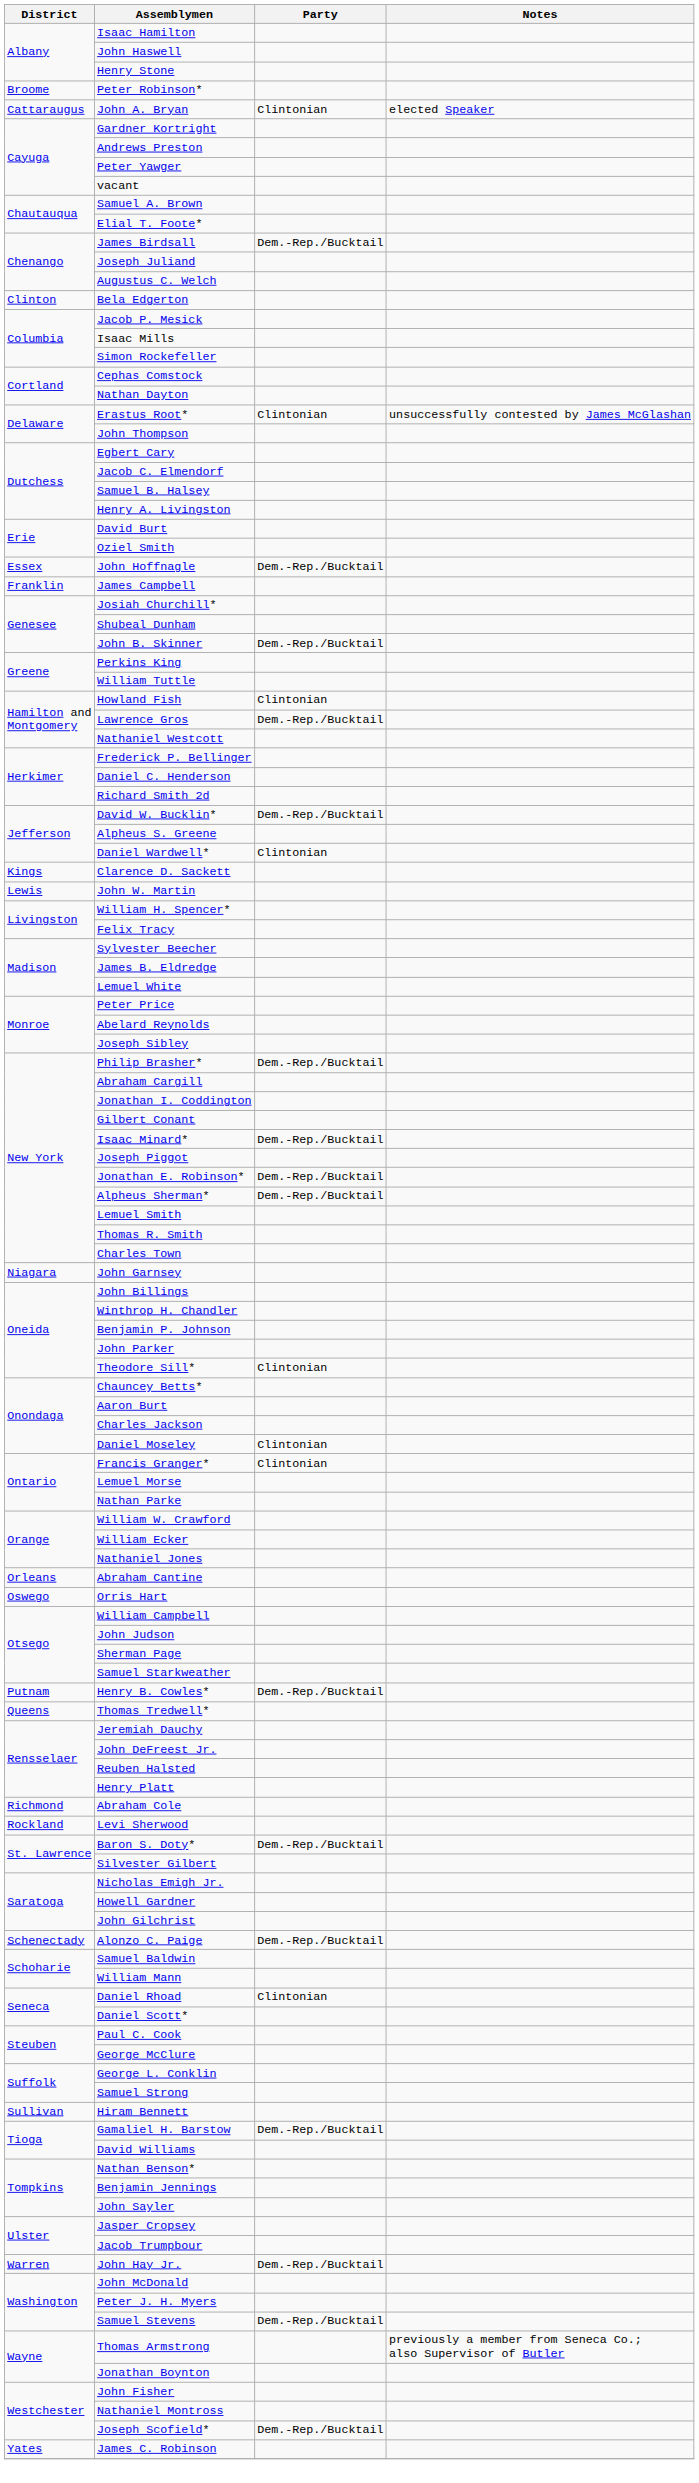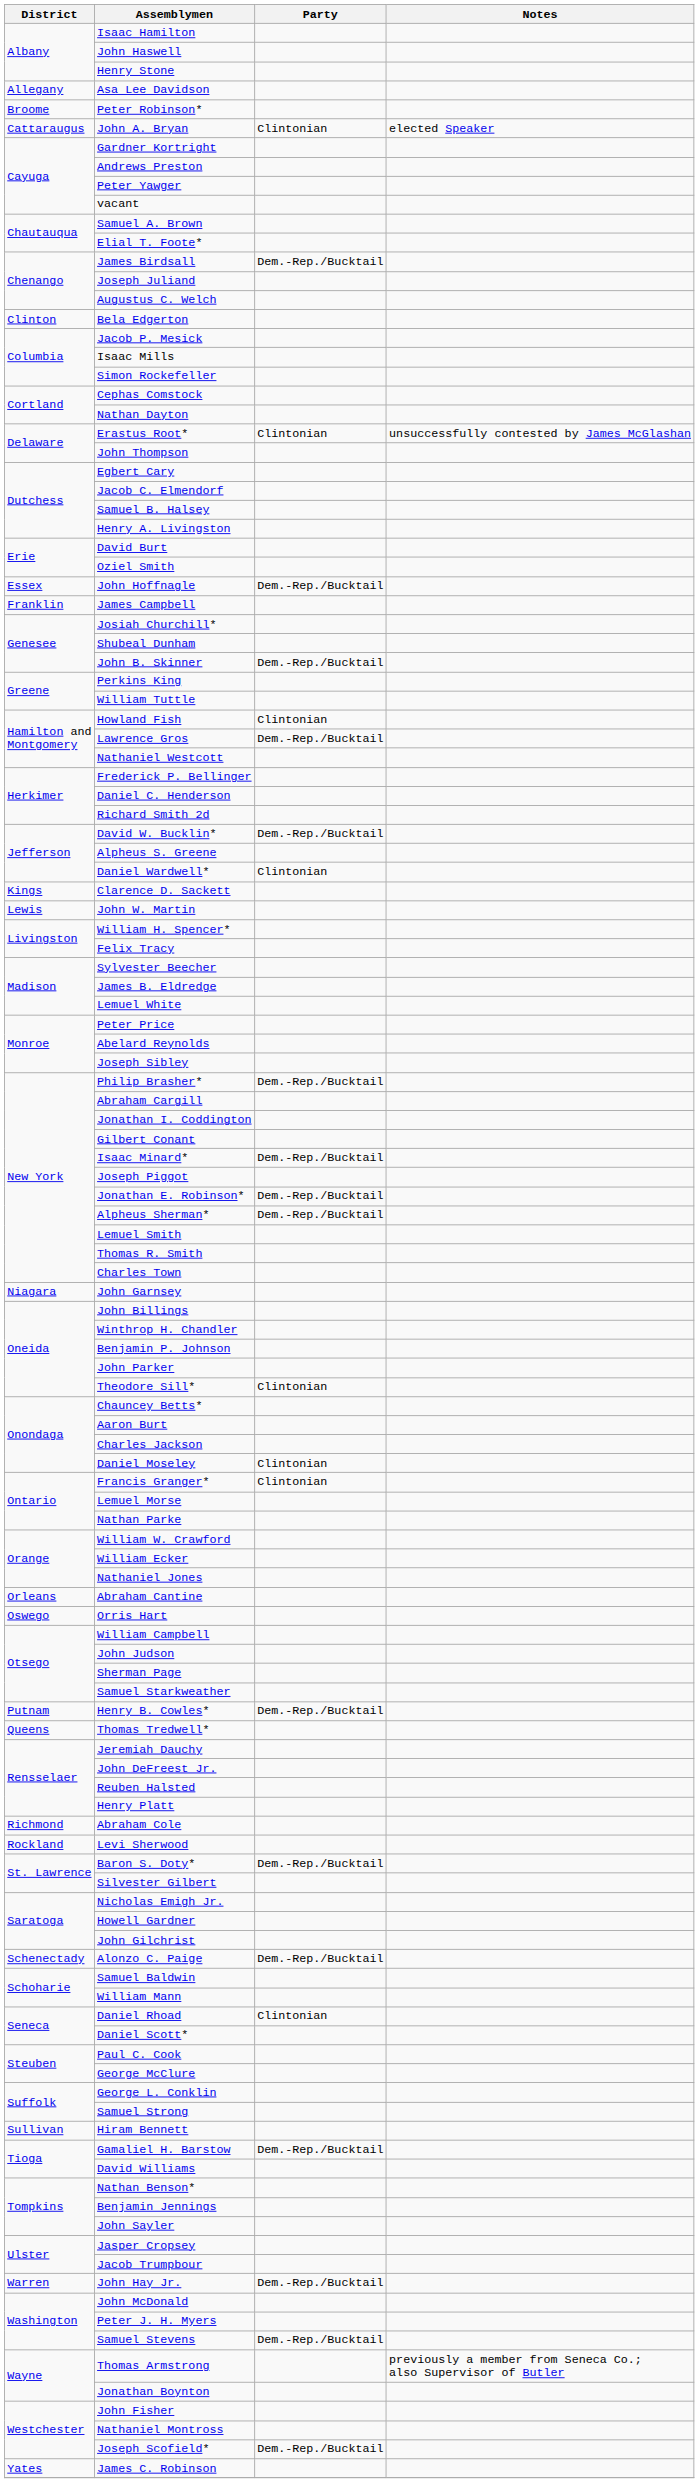+ row: (153, 90)
